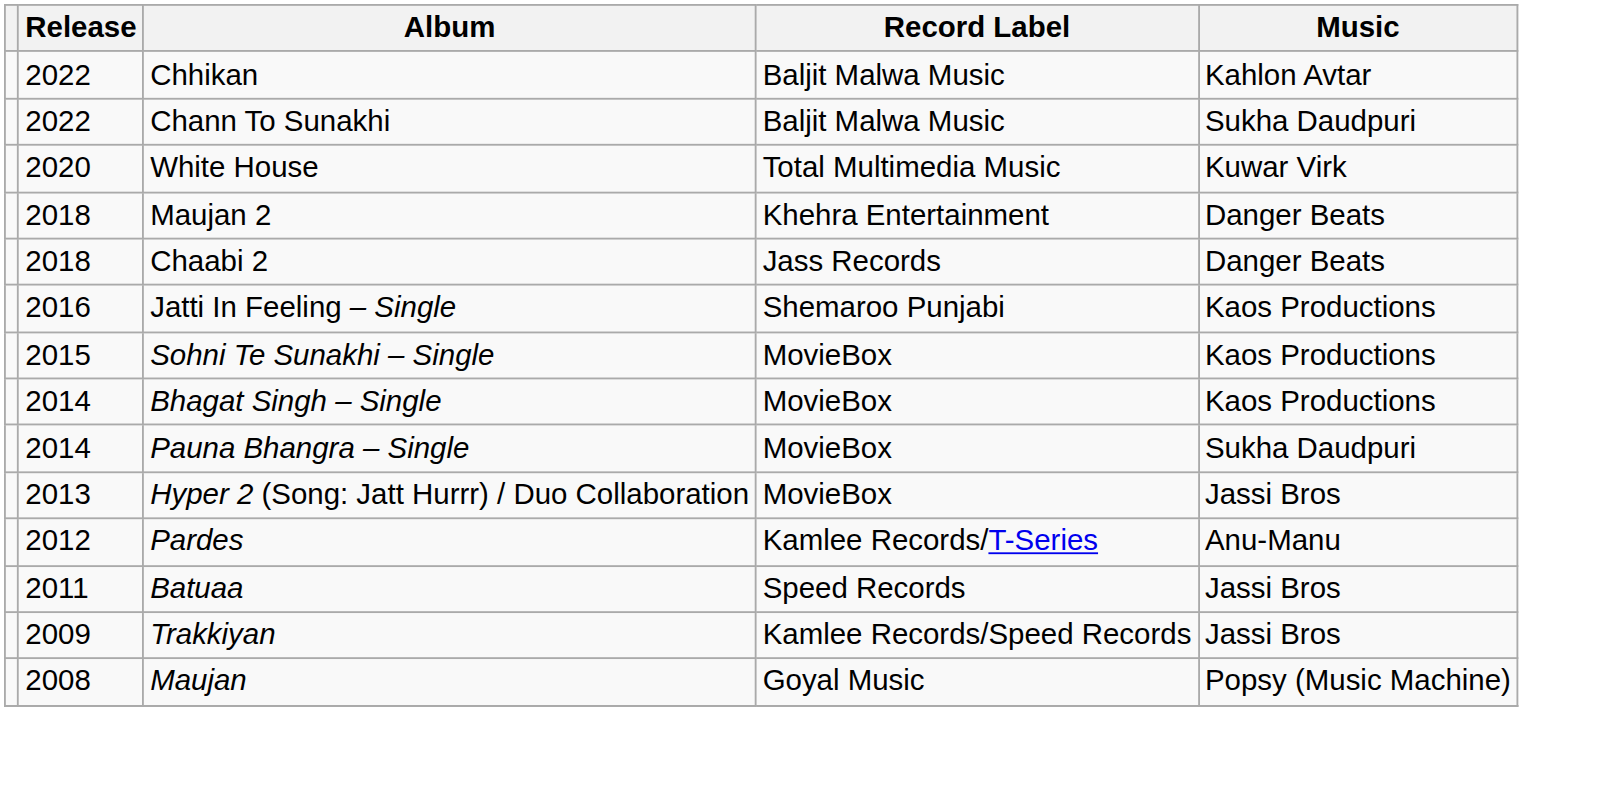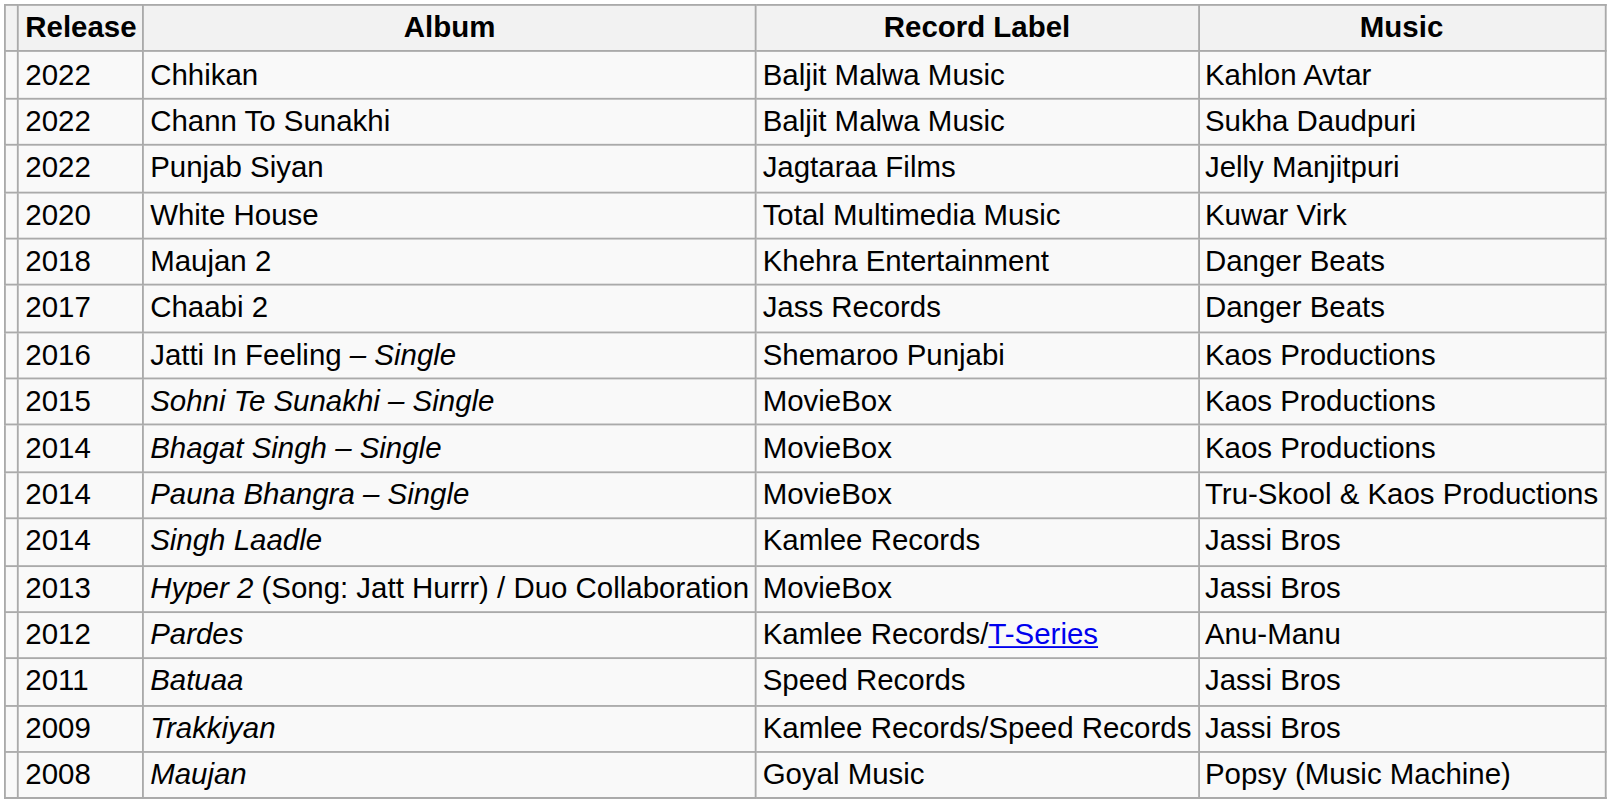+ row: (237, 167)
(58, 261) 2018 -> (58, 307) 2017
(1311, 448) Sukha Daudpuri -> (1402, 494) Tru-Skool & Kaos Productions
+ row: (236, 541)
